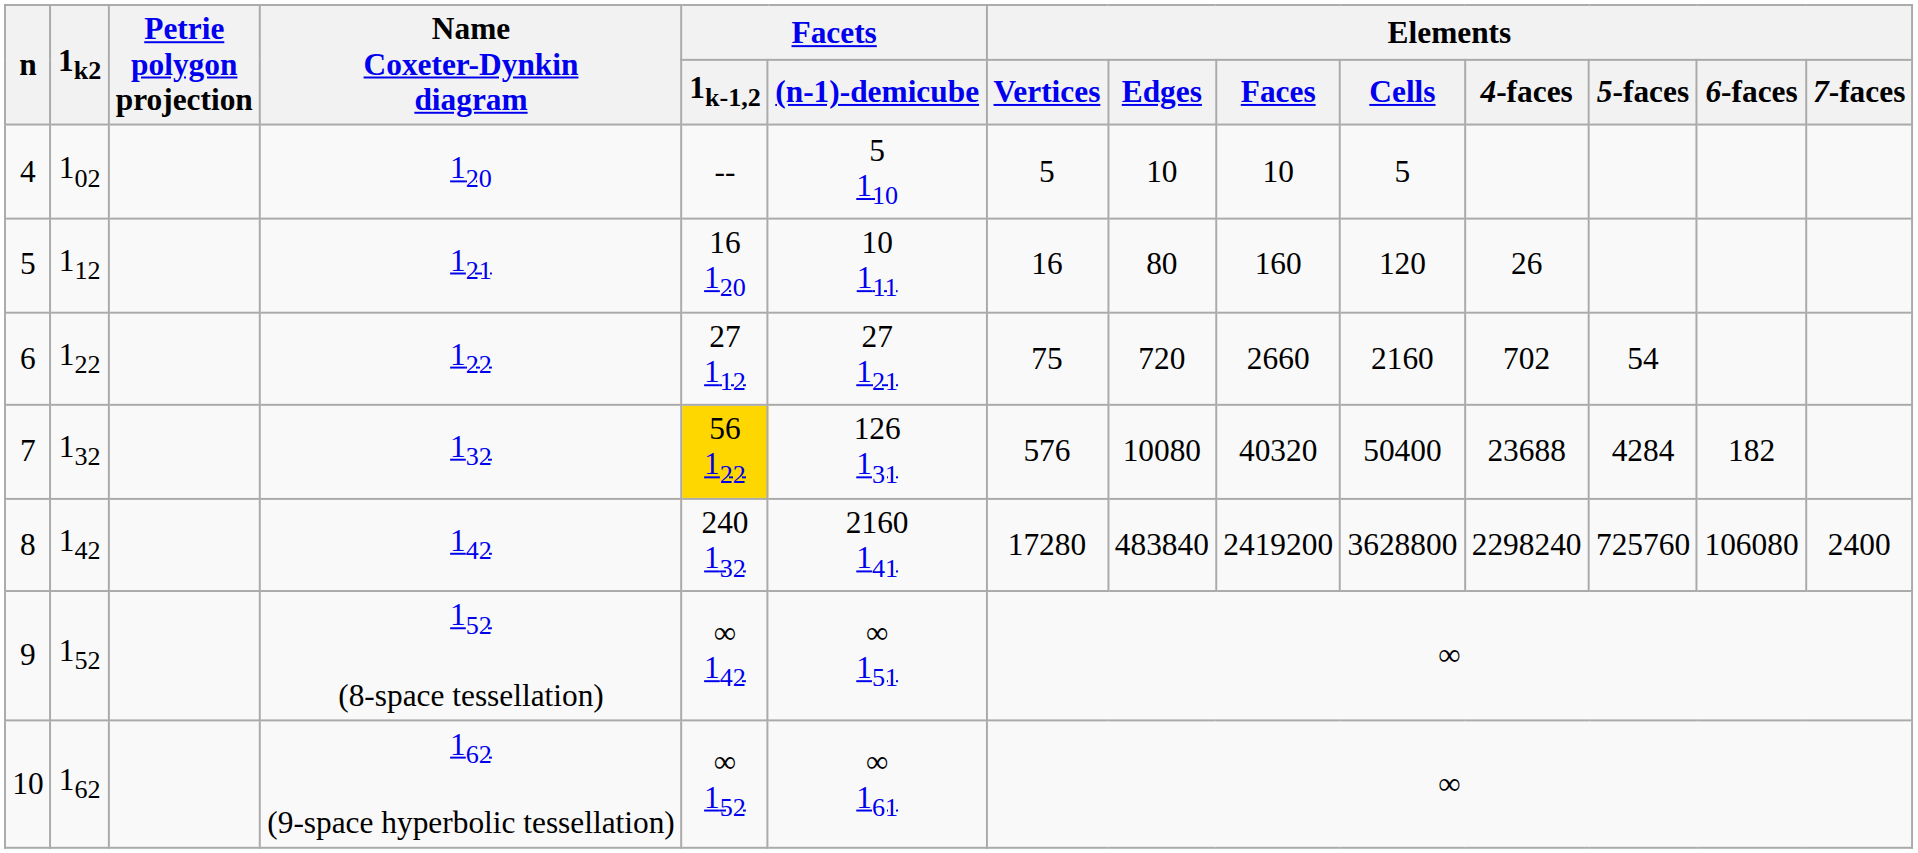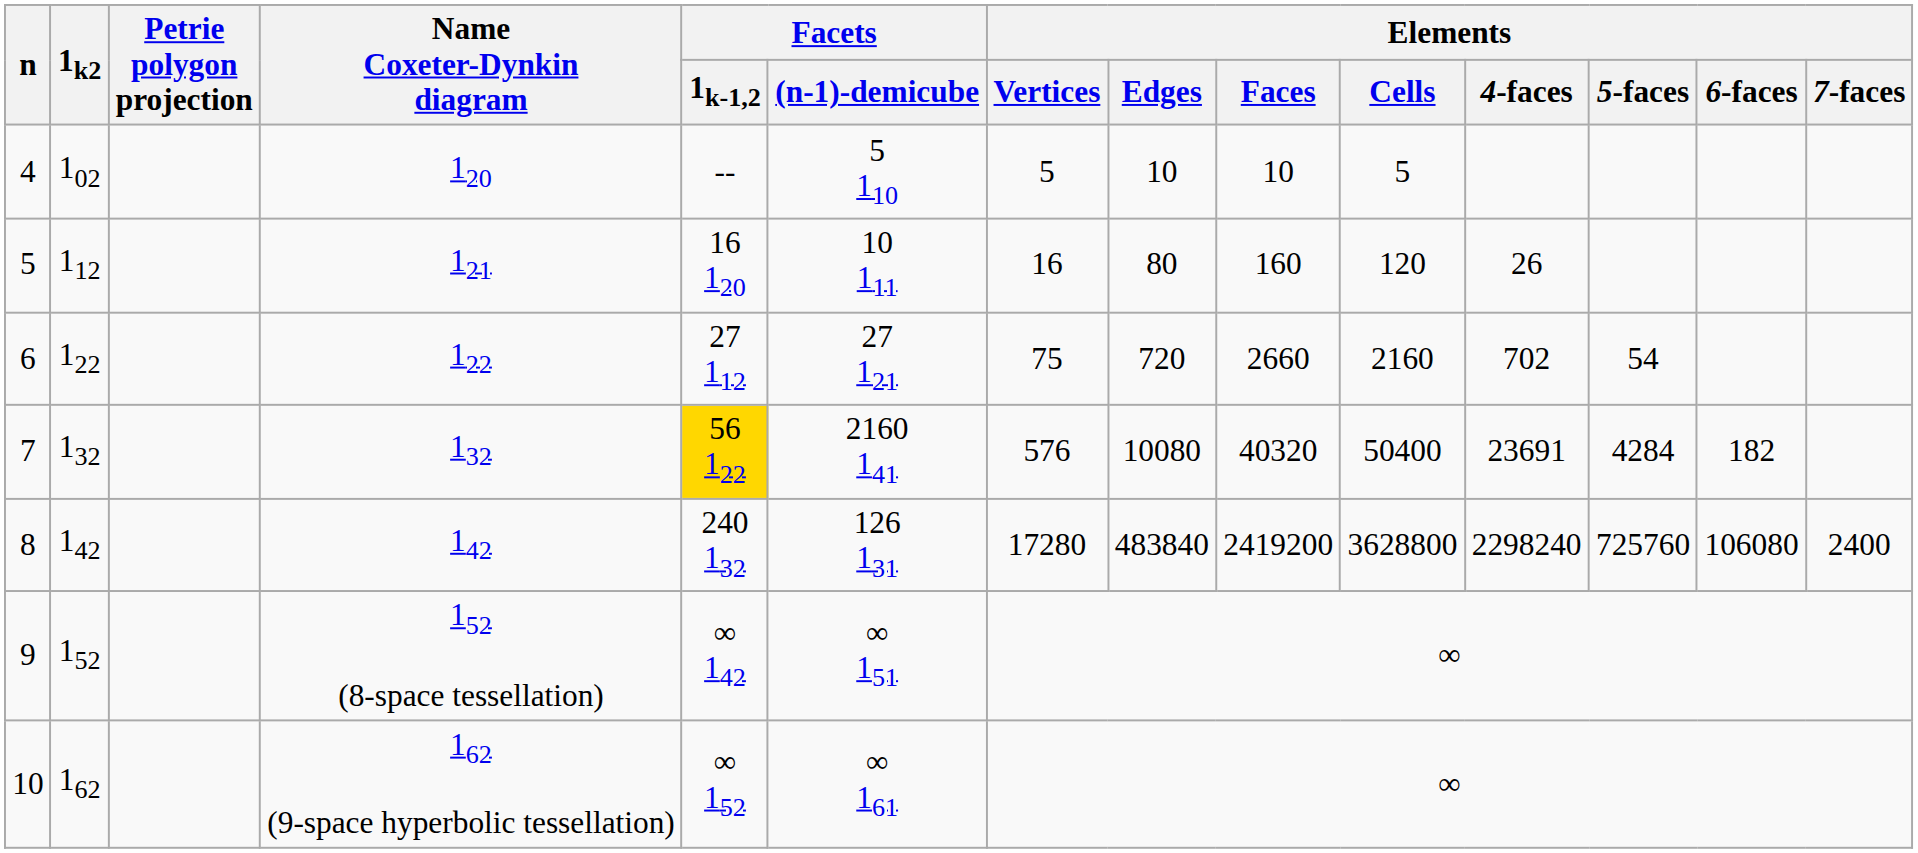(877, 451) 126 131 -> (877, 451) 2160 141
(1527, 451) 23688 -> (1527, 451) 23691
(877, 544) 2160 141 -> (877, 544) 126 131
